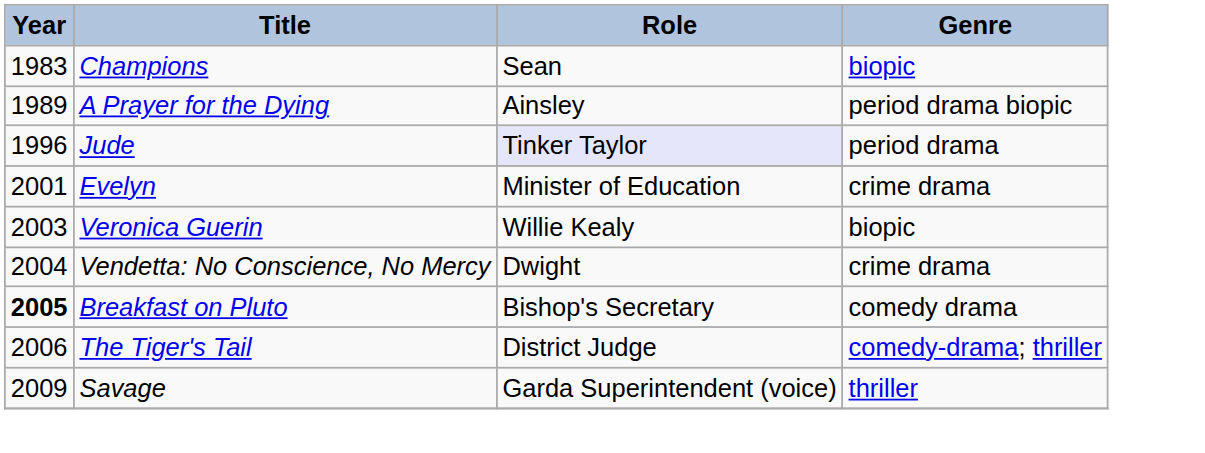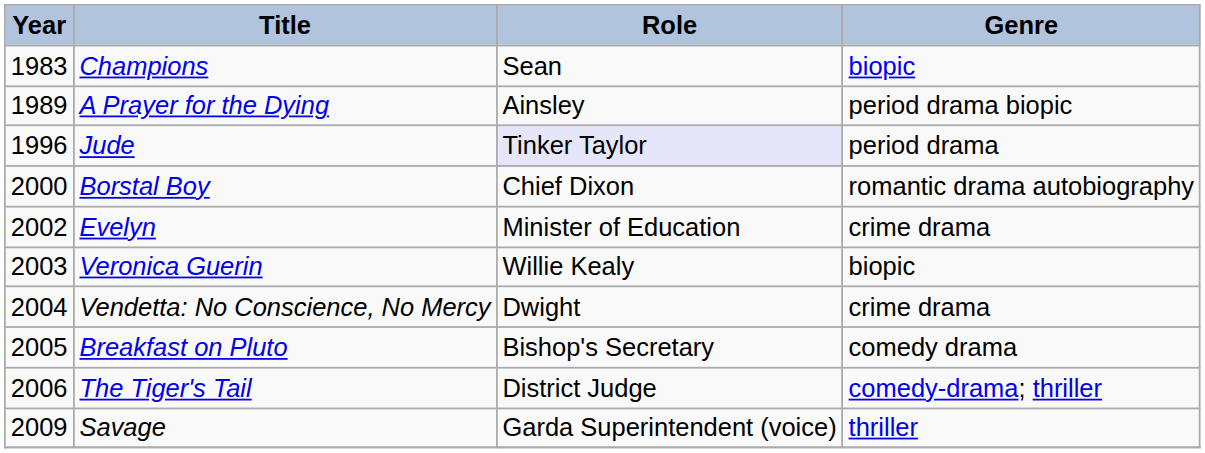+ row: (145, 186)
(39, 186) 2001 -> (39, 227) 2002
(39, 307) bold -> (39, 348) normal
